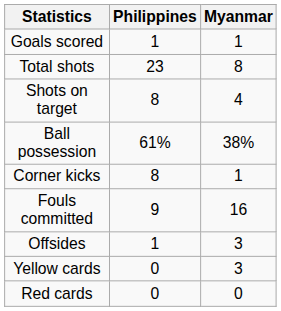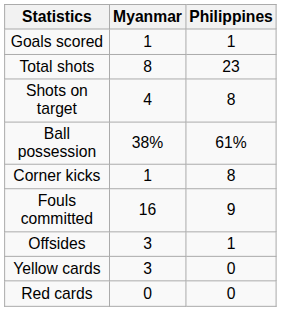columns swapped: (155, 16) <-> (238, 16)
